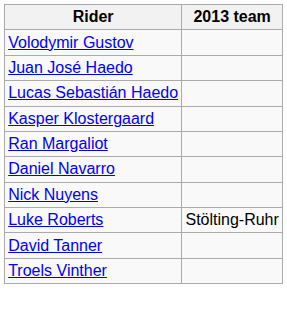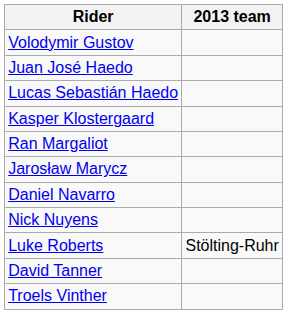+ row: (68, 169)
